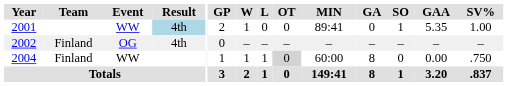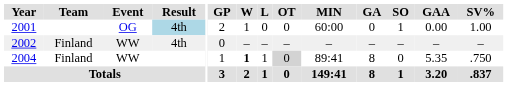(128, 27) WW -> (128, 27) OG
(329, 27) 89:41 -> (329, 27) 60:00
(436, 27) 5.35 -> (436, 27) 0.00
(128, 43) OG -> (128, 43) WW
(247, 58) normal -> (247, 58) bold
(329, 58) 60:00 -> (329, 58) 89:41
(436, 58) 0.00 -> (436, 58) 5.35
